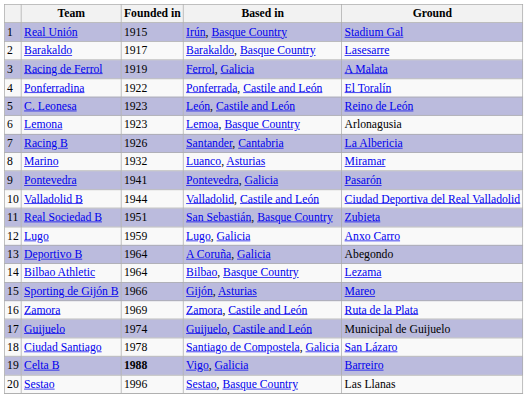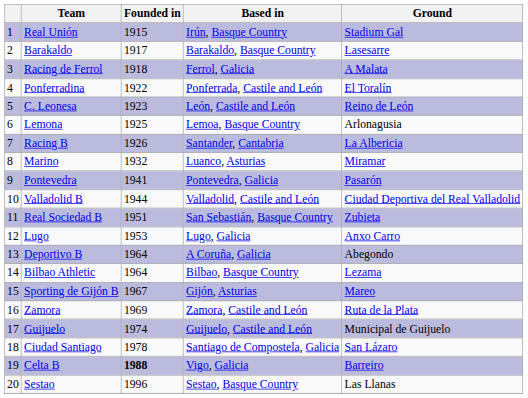(136, 69) 1919 -> (136, 69) 1918
(136, 124) 1923 -> (136, 124) 1925
(136, 236) 1959 -> (136, 236) 1953
(136, 291) 1966 -> (136, 291) 1967
